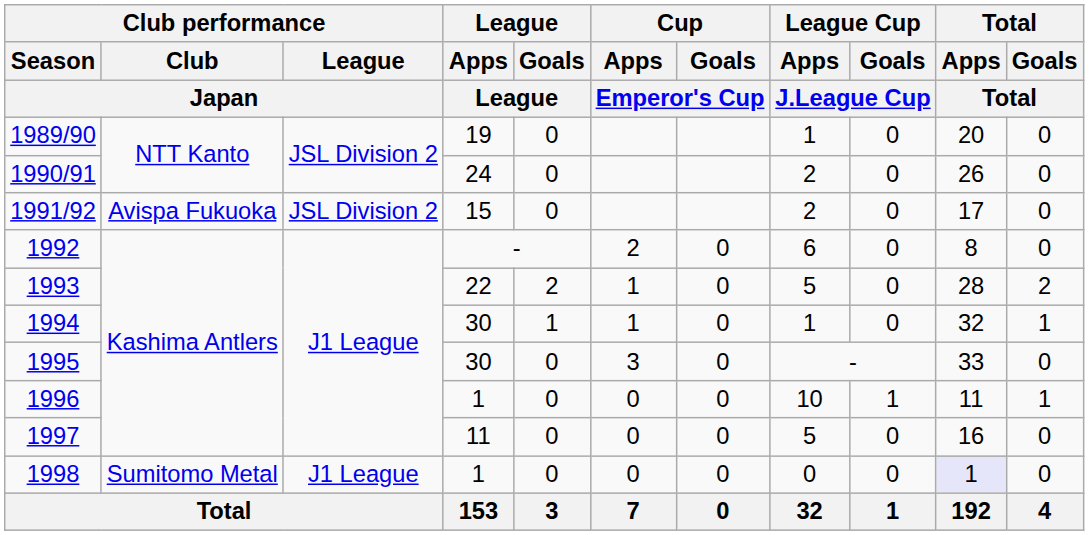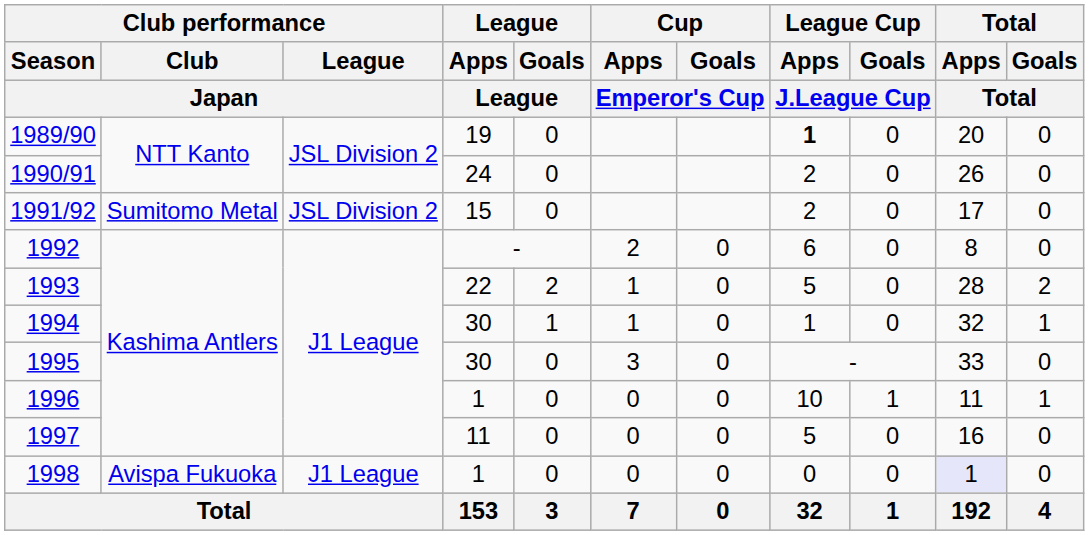(810, 135) normal -> (810, 135) bold
(192, 211) Avispa Fukuoka -> (192, 211) Sumitomo Metal
(192, 473) Sumitomo Metal -> (192, 473) Avispa Fukuoka
